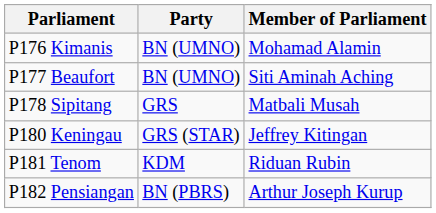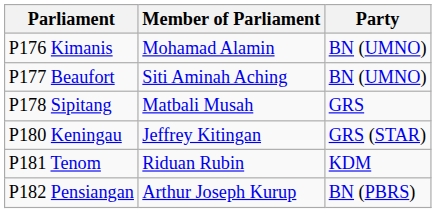columns swapped: (338, 18) <-> (191, 18)
